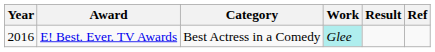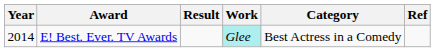columns swapped: (252, 15) <-> (383, 15)
(21, 36) 2016 -> (21, 36) 2014
